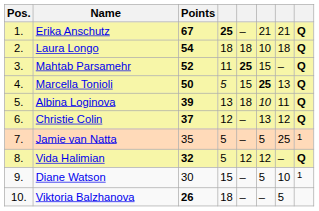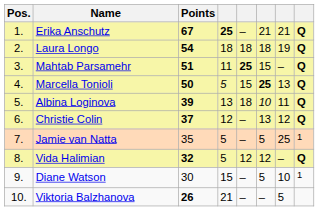(265, 48) 10 -> (265, 48) 18
(284, 48) 18 -> (284, 48) 19
(187, 66) 52 -> (187, 66) 51
(227, 197) 18 -> (227, 197) 21
